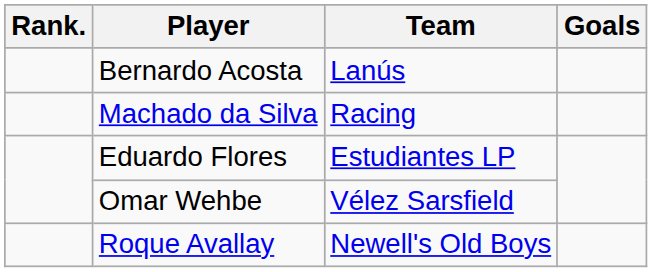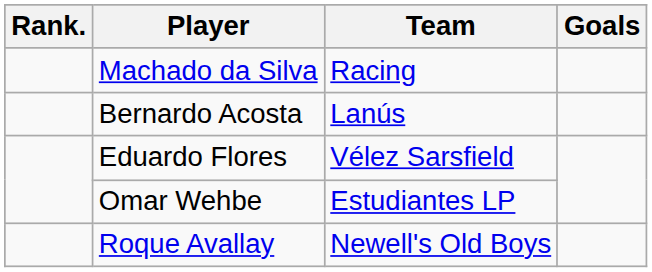rows swapped: (208, 113) <-> (201, 69)
(423, 157) Estudiantes LP -> (422, 157) Vélez Sarsfield
(422, 200) Vélez Sarsfield -> (423, 200) Estudiantes LP
